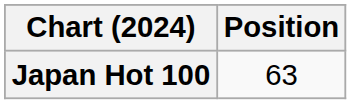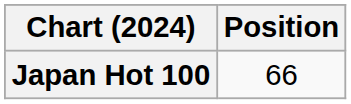(281, 74) 63 -> (281, 74) 66
